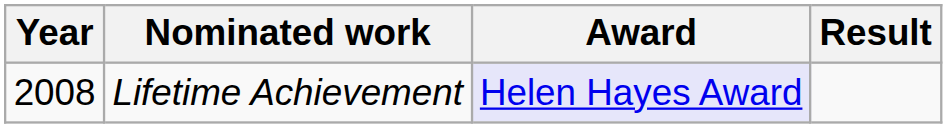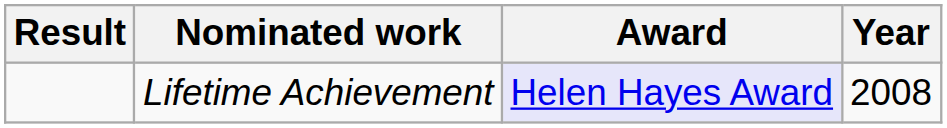columns swapped: (55, 33) <-> (876, 33)
